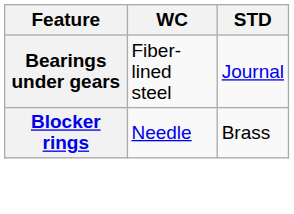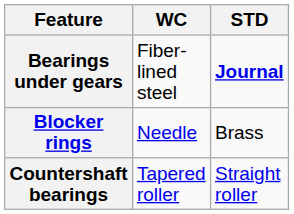(253, 71) normal -> (249, 71) bold
+ row: (69, 184)
